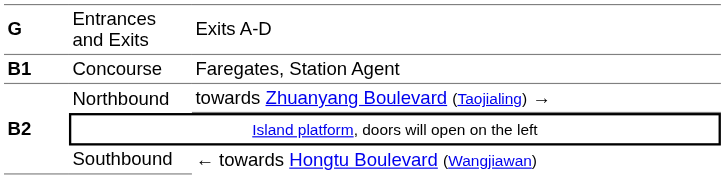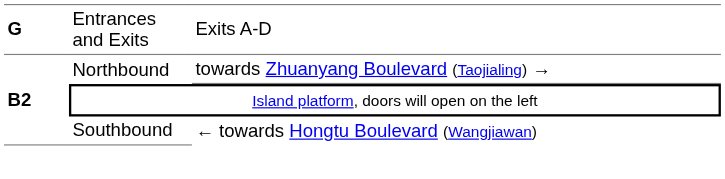- row: (117, 68)
